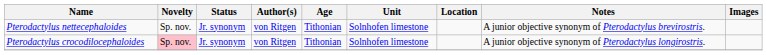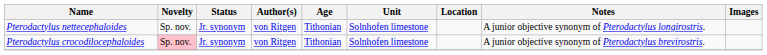(594, 27) A junior objective synonym of Pterodactylus brevirostris. -> (594, 27) A junior objective synonym of Pterodactylus longirostris.
(594, 42) A junior objective synonym of Pterodactylus longirostris. -> (594, 42) A junior objective synonym of Pterodactylus brevirostris.
